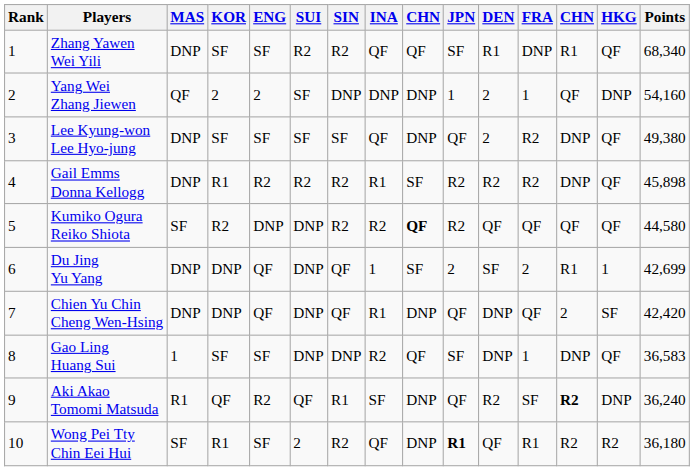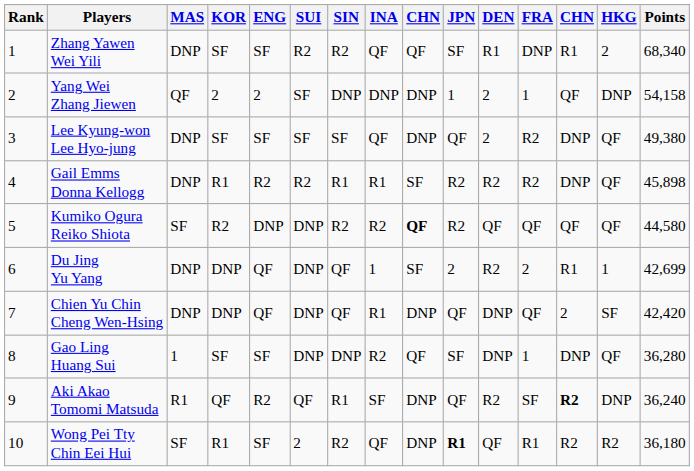(611, 51) QF -> (605, 51) 2
(665, 95) 54,160 -> (665, 95) 54,158
(340, 182) R2 -> (340, 182) R1
(491, 269) SF -> (491, 269) R2
(665, 356) 36,583 -> (665, 356) 36,280
